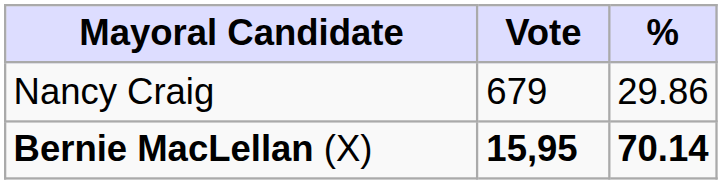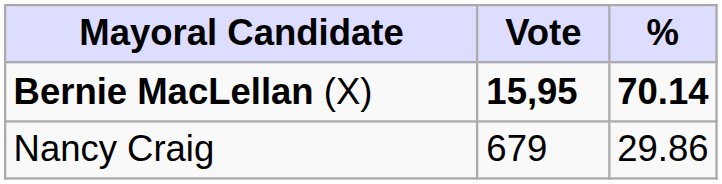rows swapped: (193, 149) <-> (114, 91)
